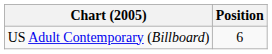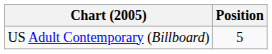(240, 37) 6 -> (240, 37) 5
